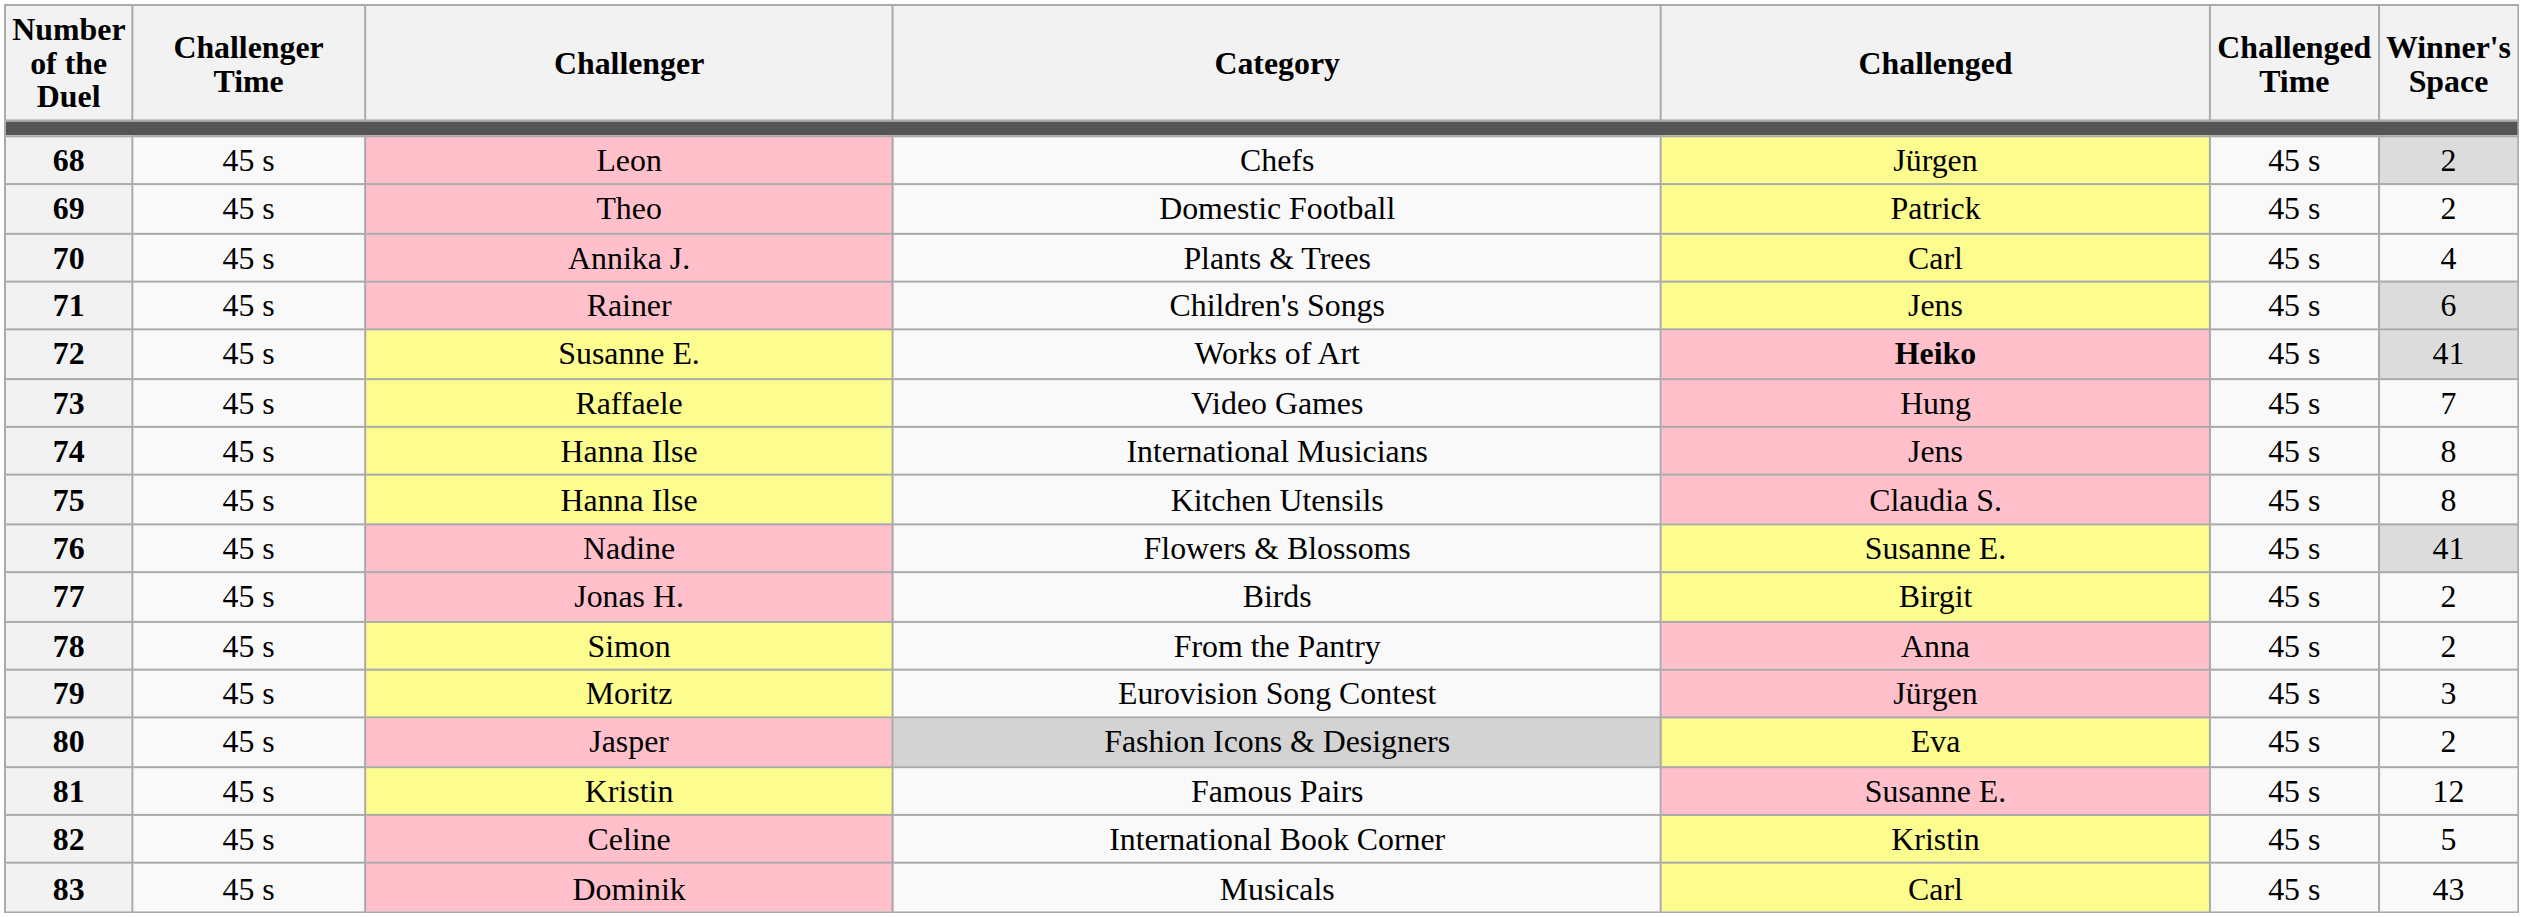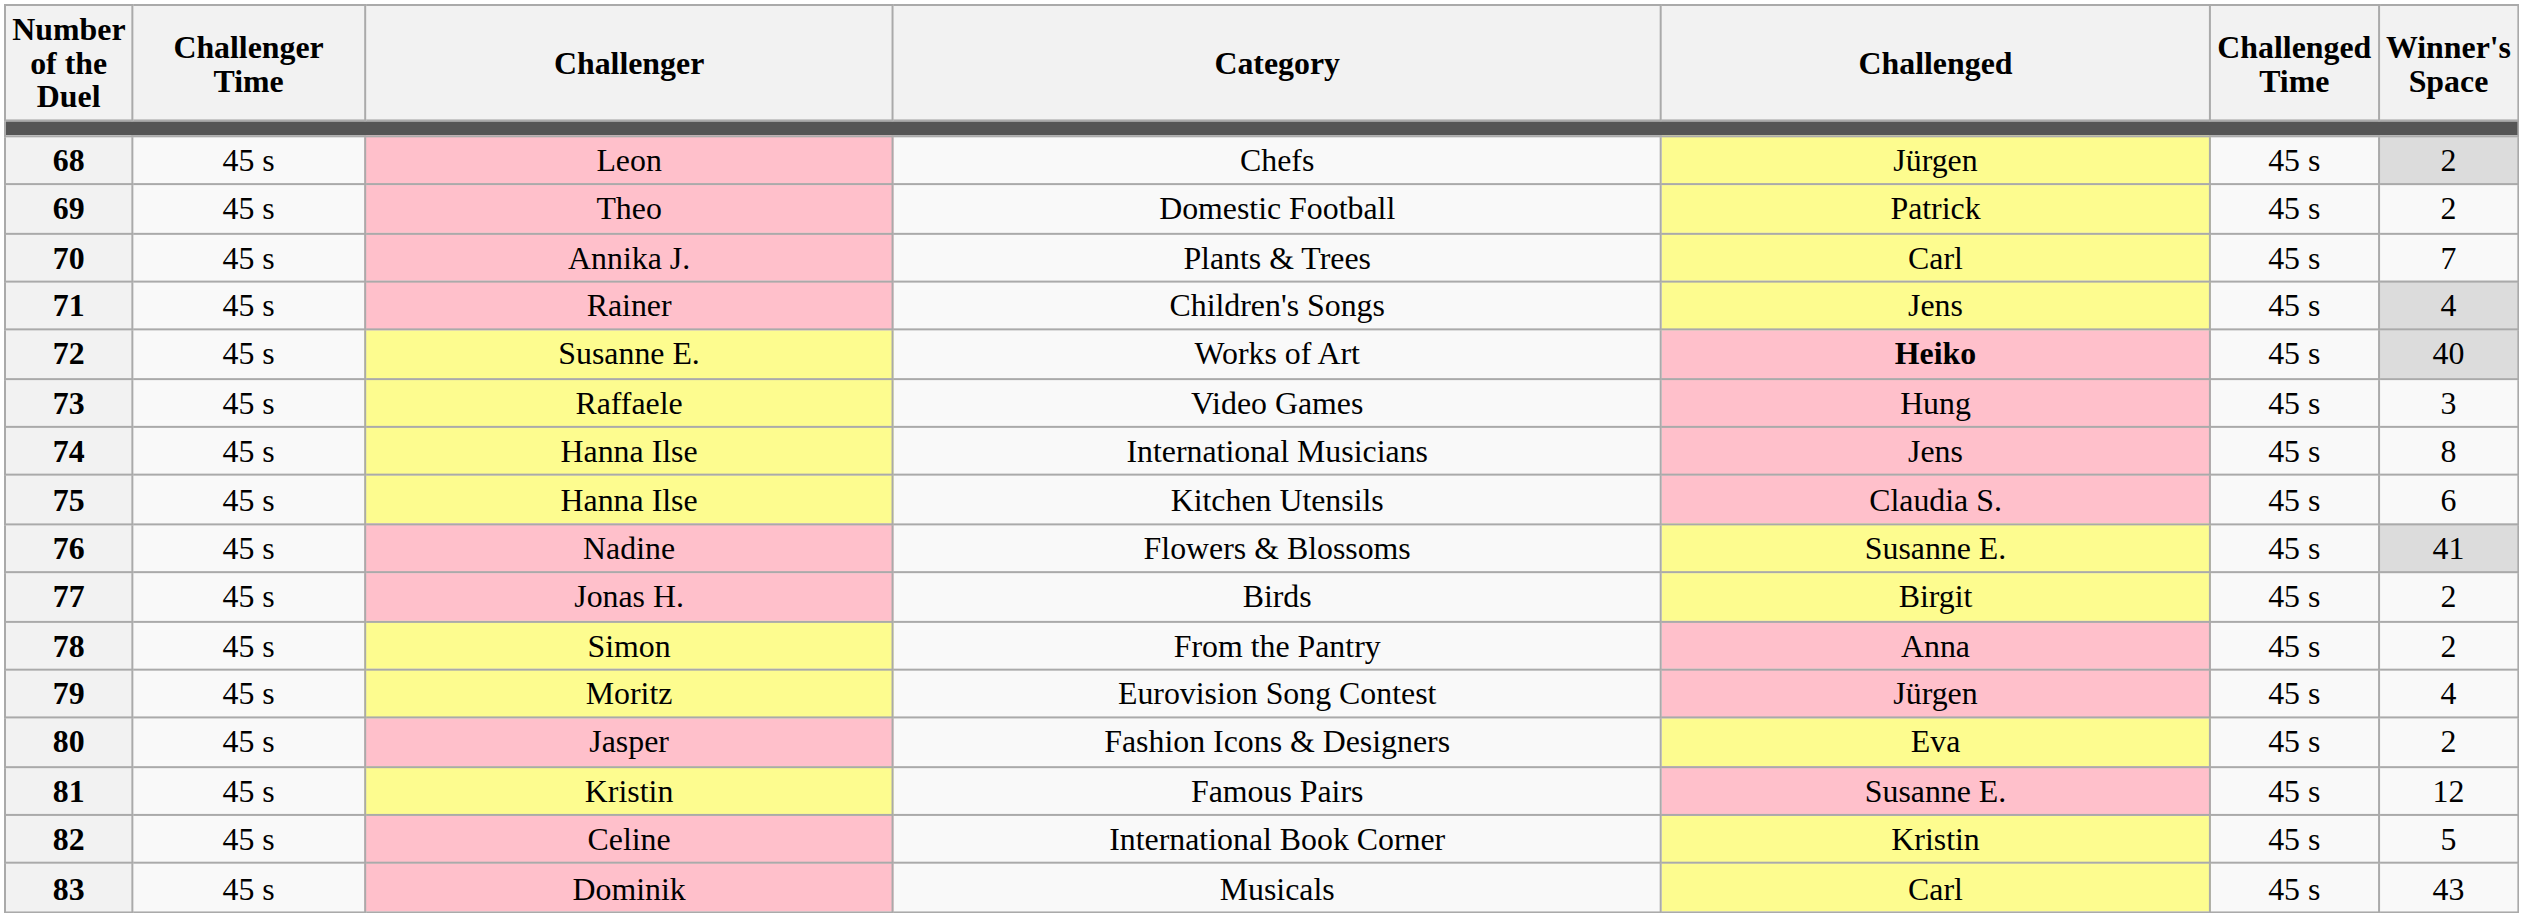(2448, 257) 4 -> (2448, 257) 7
(2448, 306) 6 -> (2448, 306) 4
(2448, 354) 41 -> (2448, 354) 40
(2448, 403) 7 -> (2448, 403) 3
(2448, 500) 8 -> (2448, 500) 6
(2448, 694) 3 -> (2448, 694) 4
(1277, 742) lightgrey background -> (1277, 742) no background
